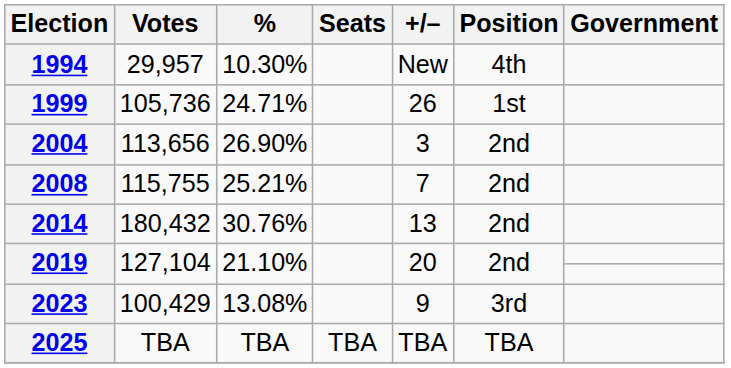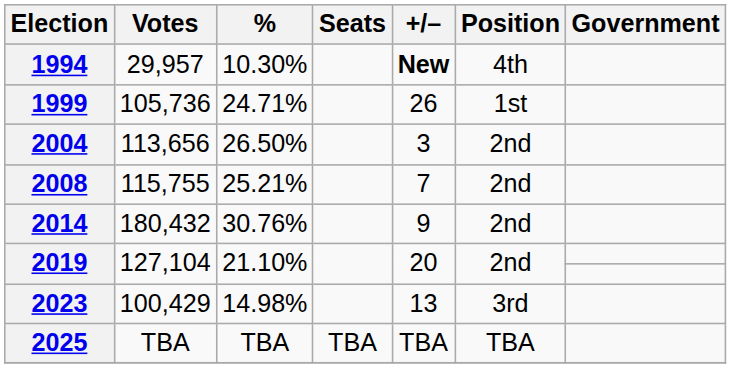(423, 64) normal -> (423, 64) bold
(265, 143) 26.90% -> (265, 143) 26.50%
(423, 223) 13 -> (423, 223) 9
(265, 303) 13.08% -> (265, 303) 14.98%
(423, 303) 9 -> (423, 303) 13
